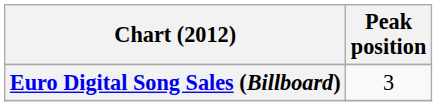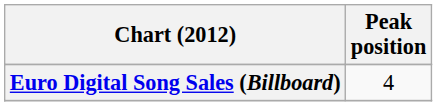(389, 82) 3 -> (389, 82) 4
